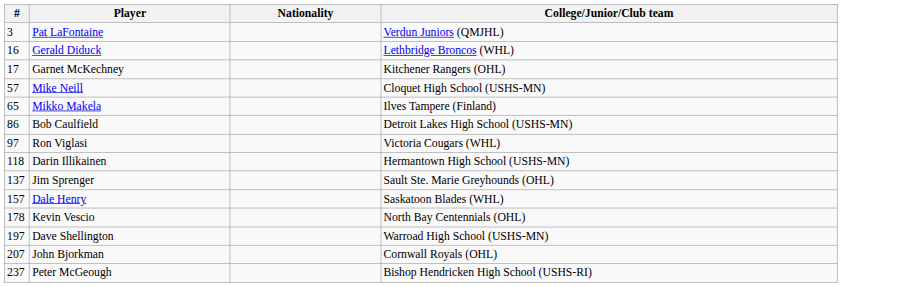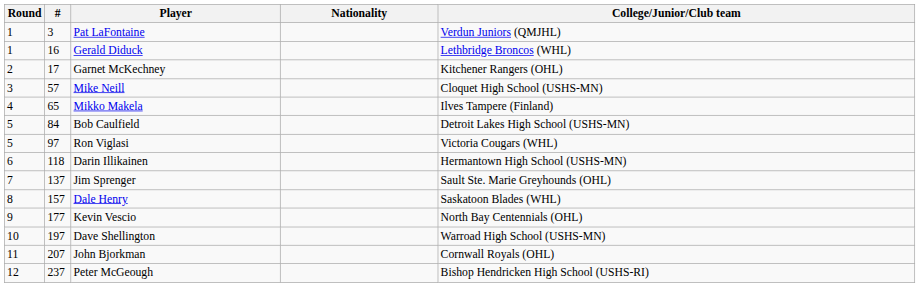+ column: (25, 13)
(13, 124) 86 -> (53, 124) 84
(16, 217) 178 -> (56, 217) 177
